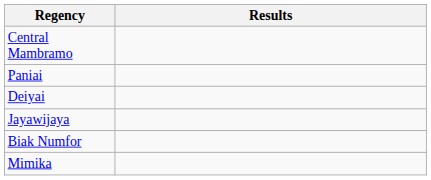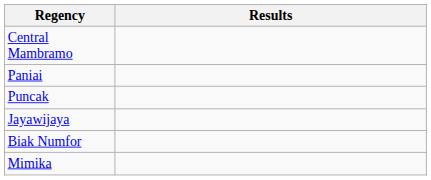+ row: (28, 97)
- row: (26, 97)
